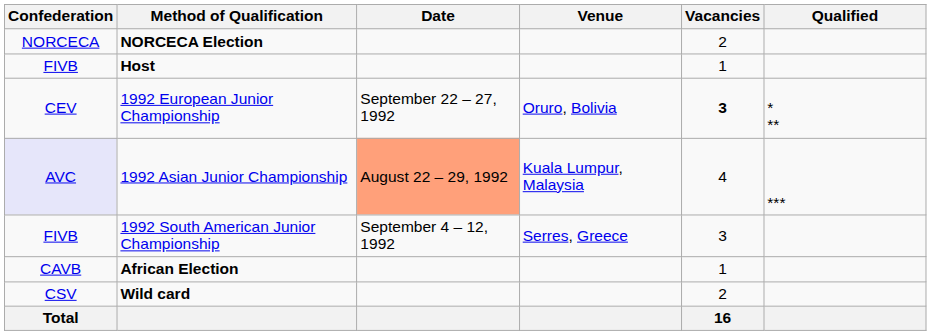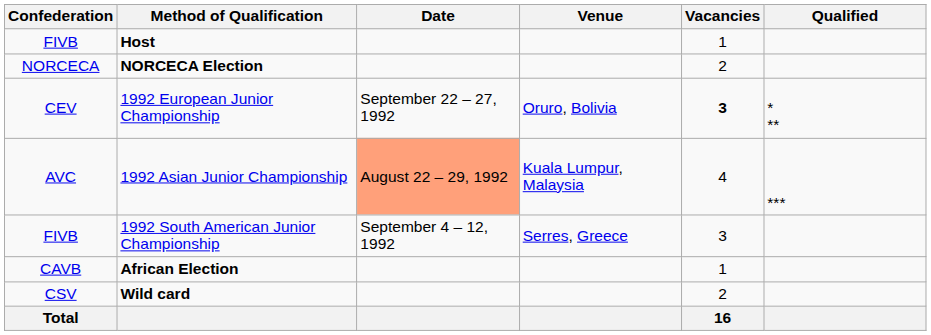rows swapped: (138, 66) <-> (192, 41)
(61, 176) lavender background -> (61, 176) no background
